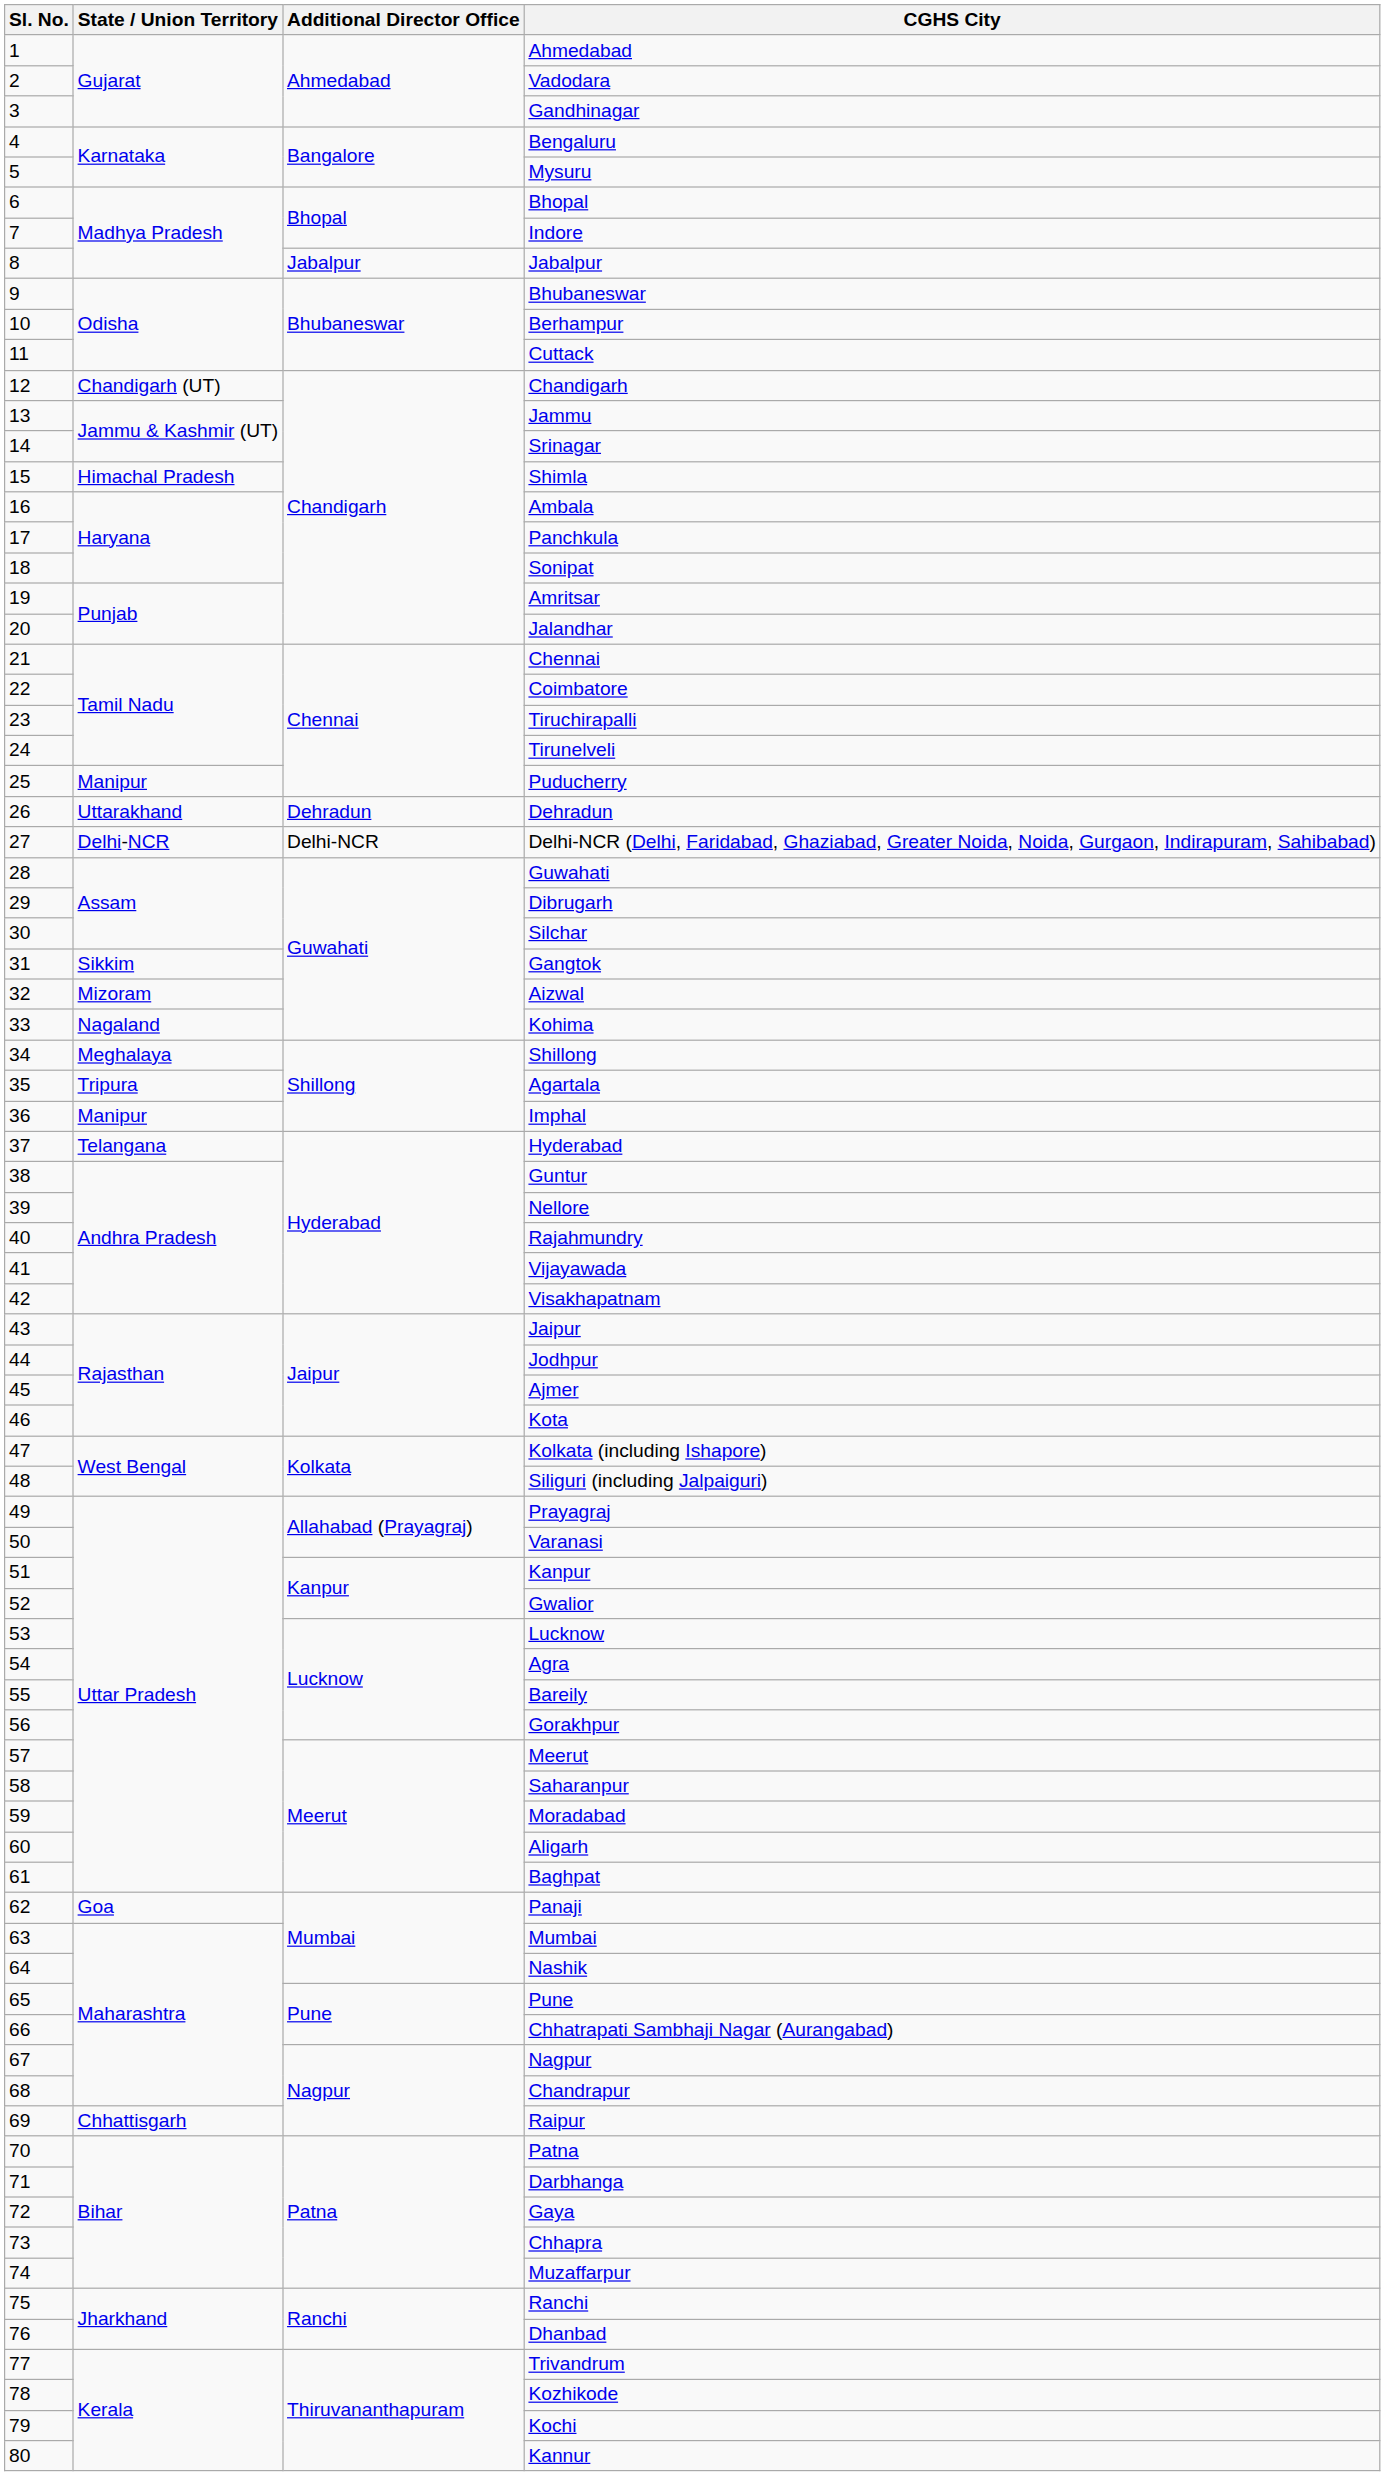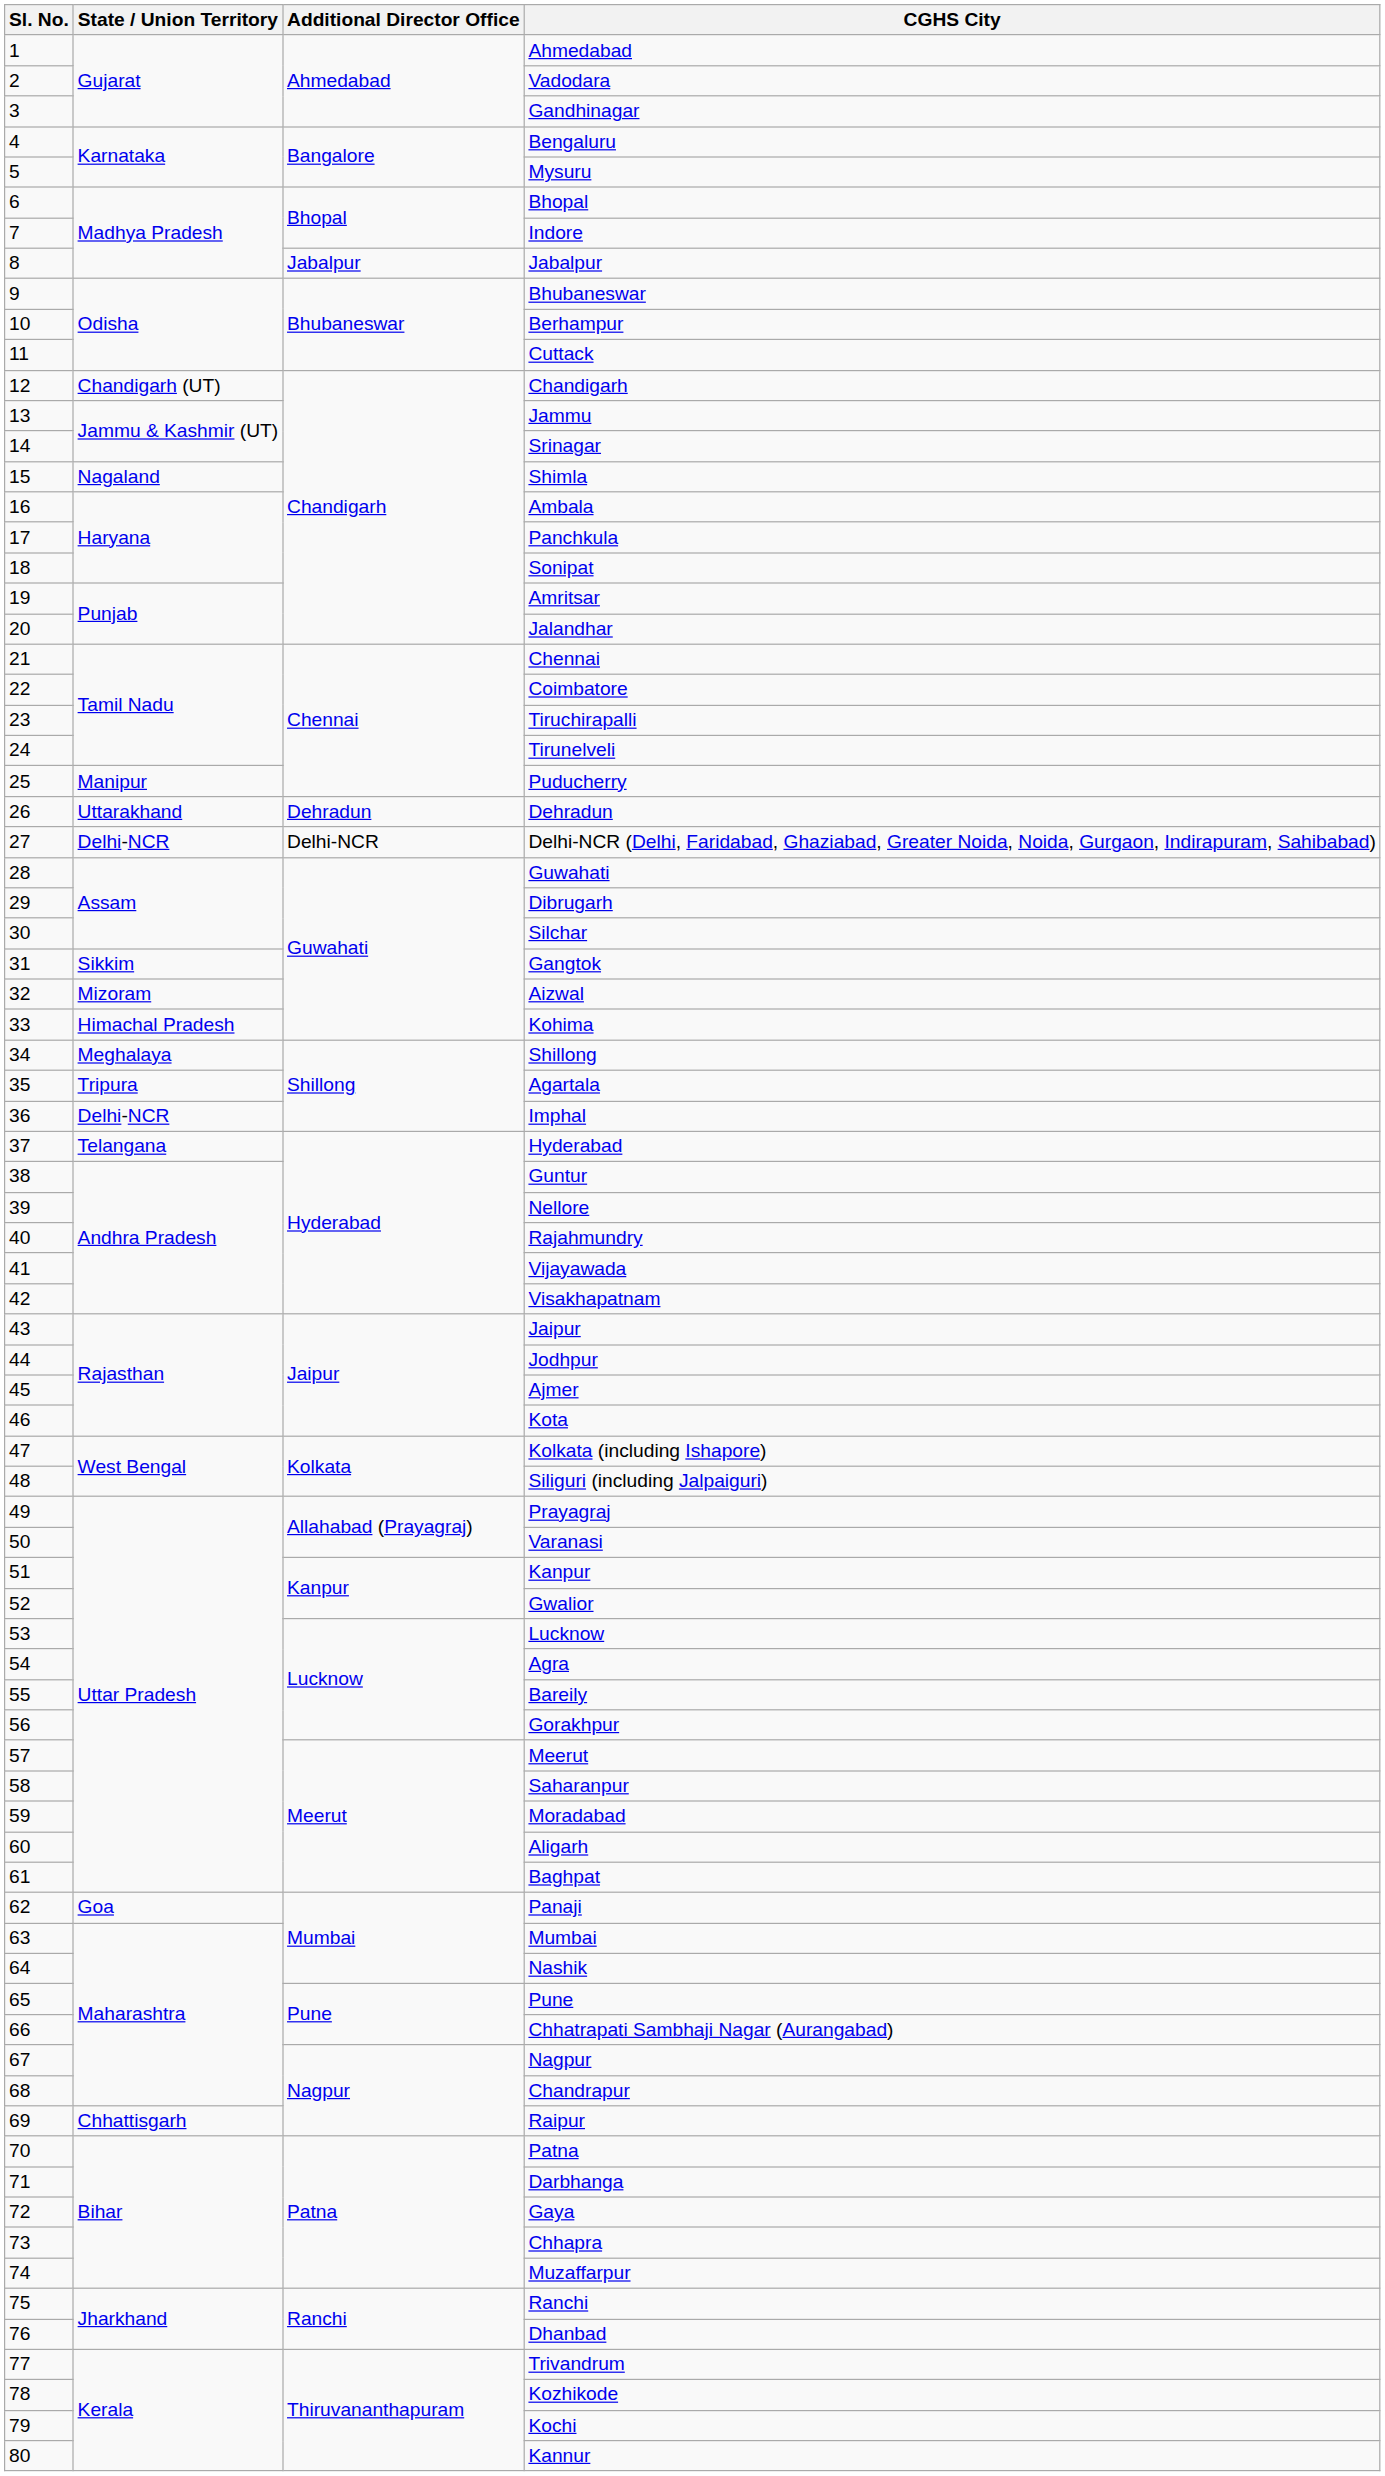(156, 476) Himachal Pradesh -> (119, 476) Nagaland
(119, 1024) Nagaland -> (156, 1024) Himachal Pradesh
(112, 1115) Manipur -> (123, 1115) Delhi-NCR
